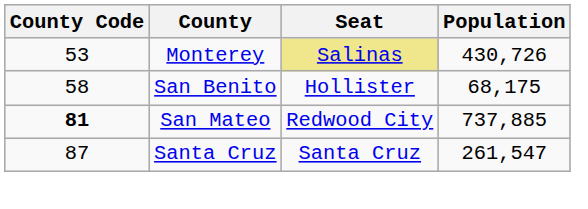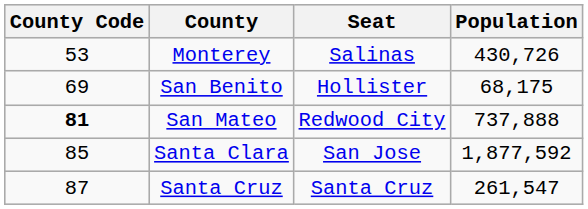(360, 55) khaki background -> (372, 55) no background
(77, 88) 58 -> (77, 88) 69
(504, 121) 737,885 -> (517, 121) 737,888
+ row: (221, 154)
